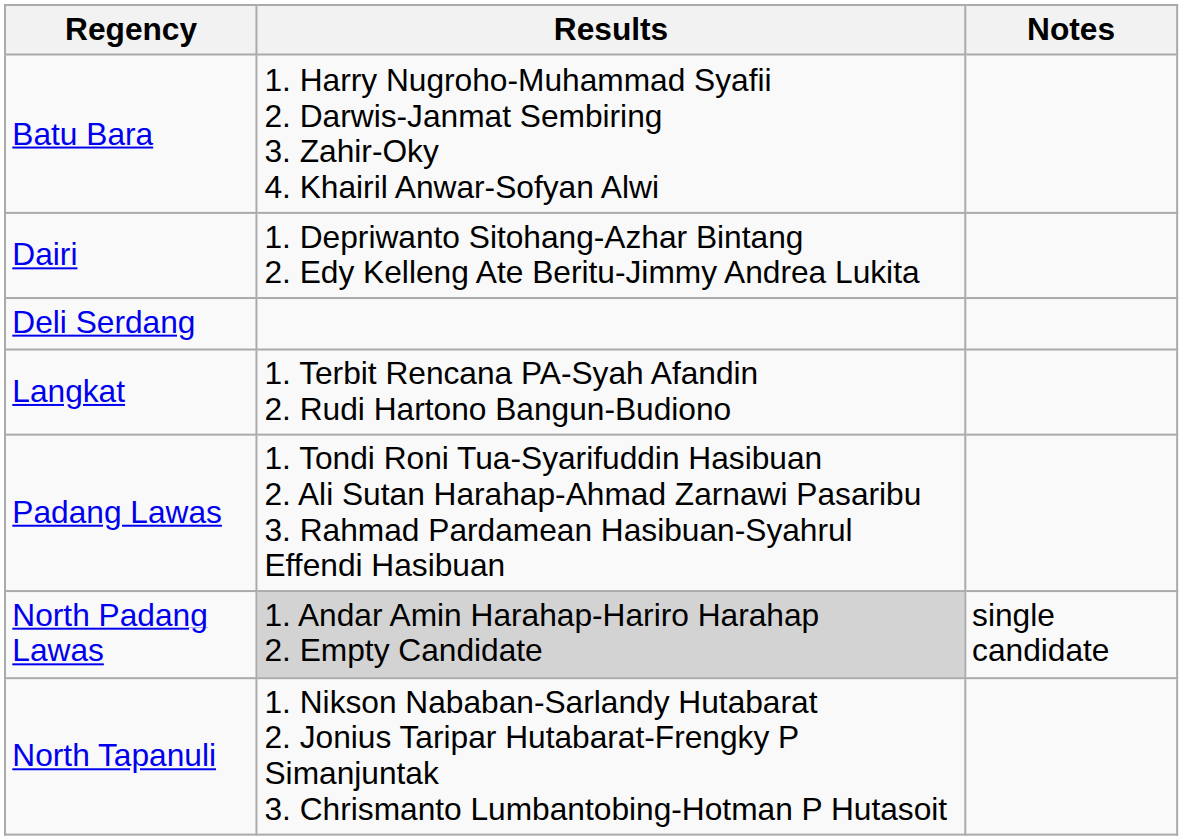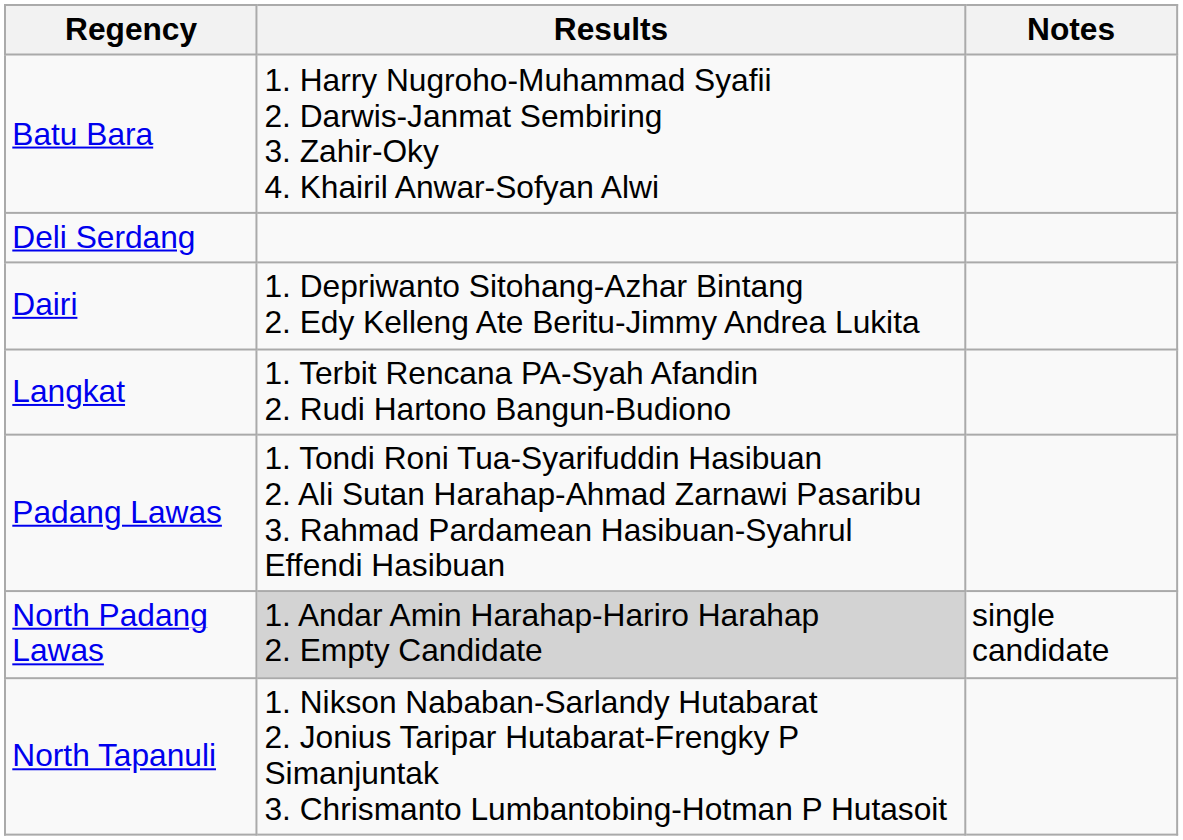rows swapped: (45, 254) <-> (104, 322)
